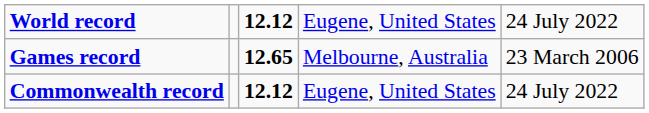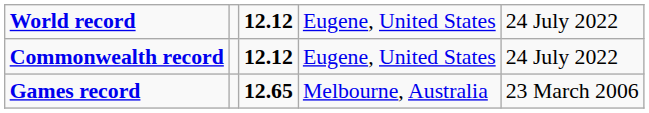rows swapped: (117, 90) <-> (75, 56)
